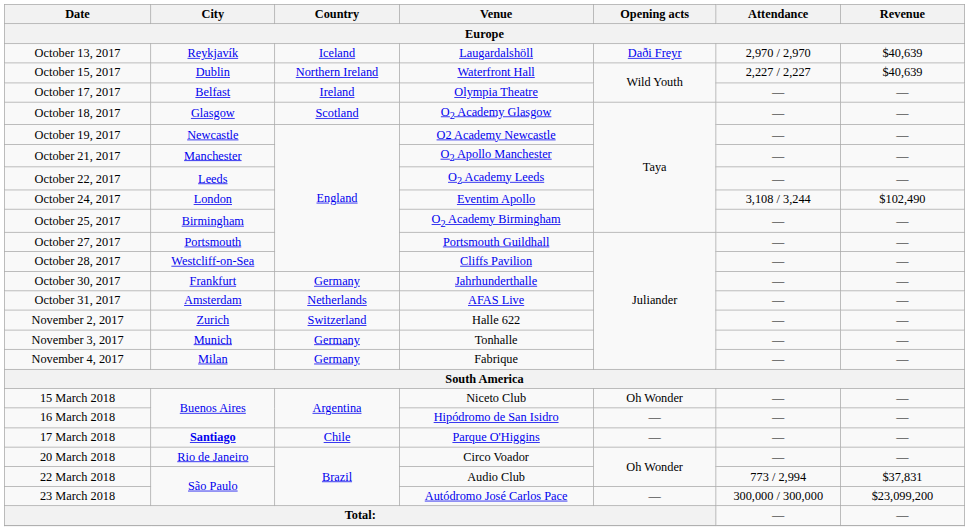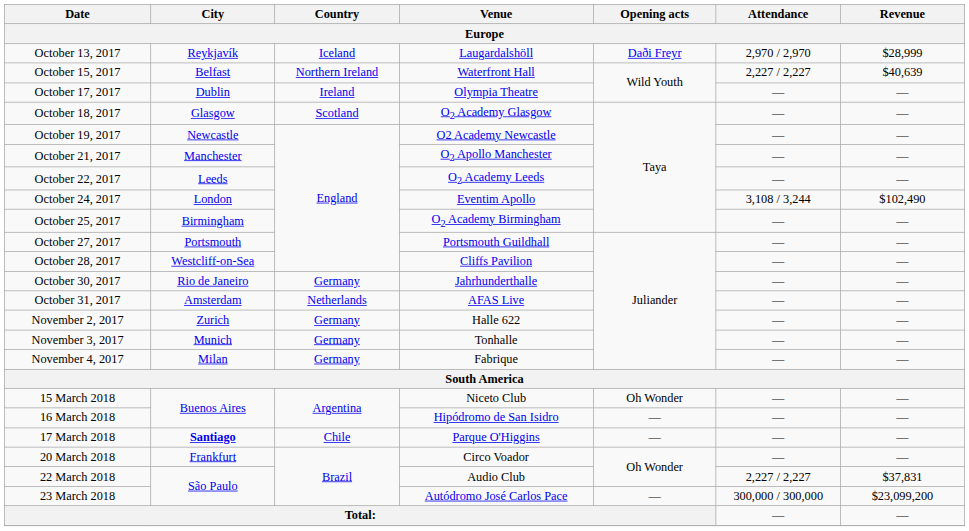(902, 53) $40,639 -> (902, 53) $28,999
(213, 72) Dublin -> (213, 72) Belfast
(213, 92) Belfast -> (213, 92) Dublin
(213, 281) Frankfurt -> (213, 281) Rio de Janeiro
(337, 320) Switzerland -> (337, 320) Germany
(213, 457) Rio de Janeiro -> (213, 457) Frankfurt
(778, 476) 773 / 2,994 -> (778, 476) 2,227 / 2,227
